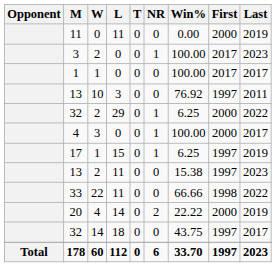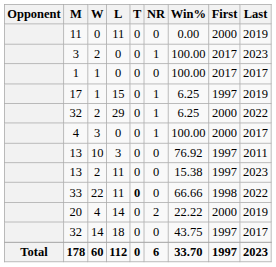rows swapped: (76, 152) <-> (76, 93)
(137, 192) normal -> (137, 192) bold
